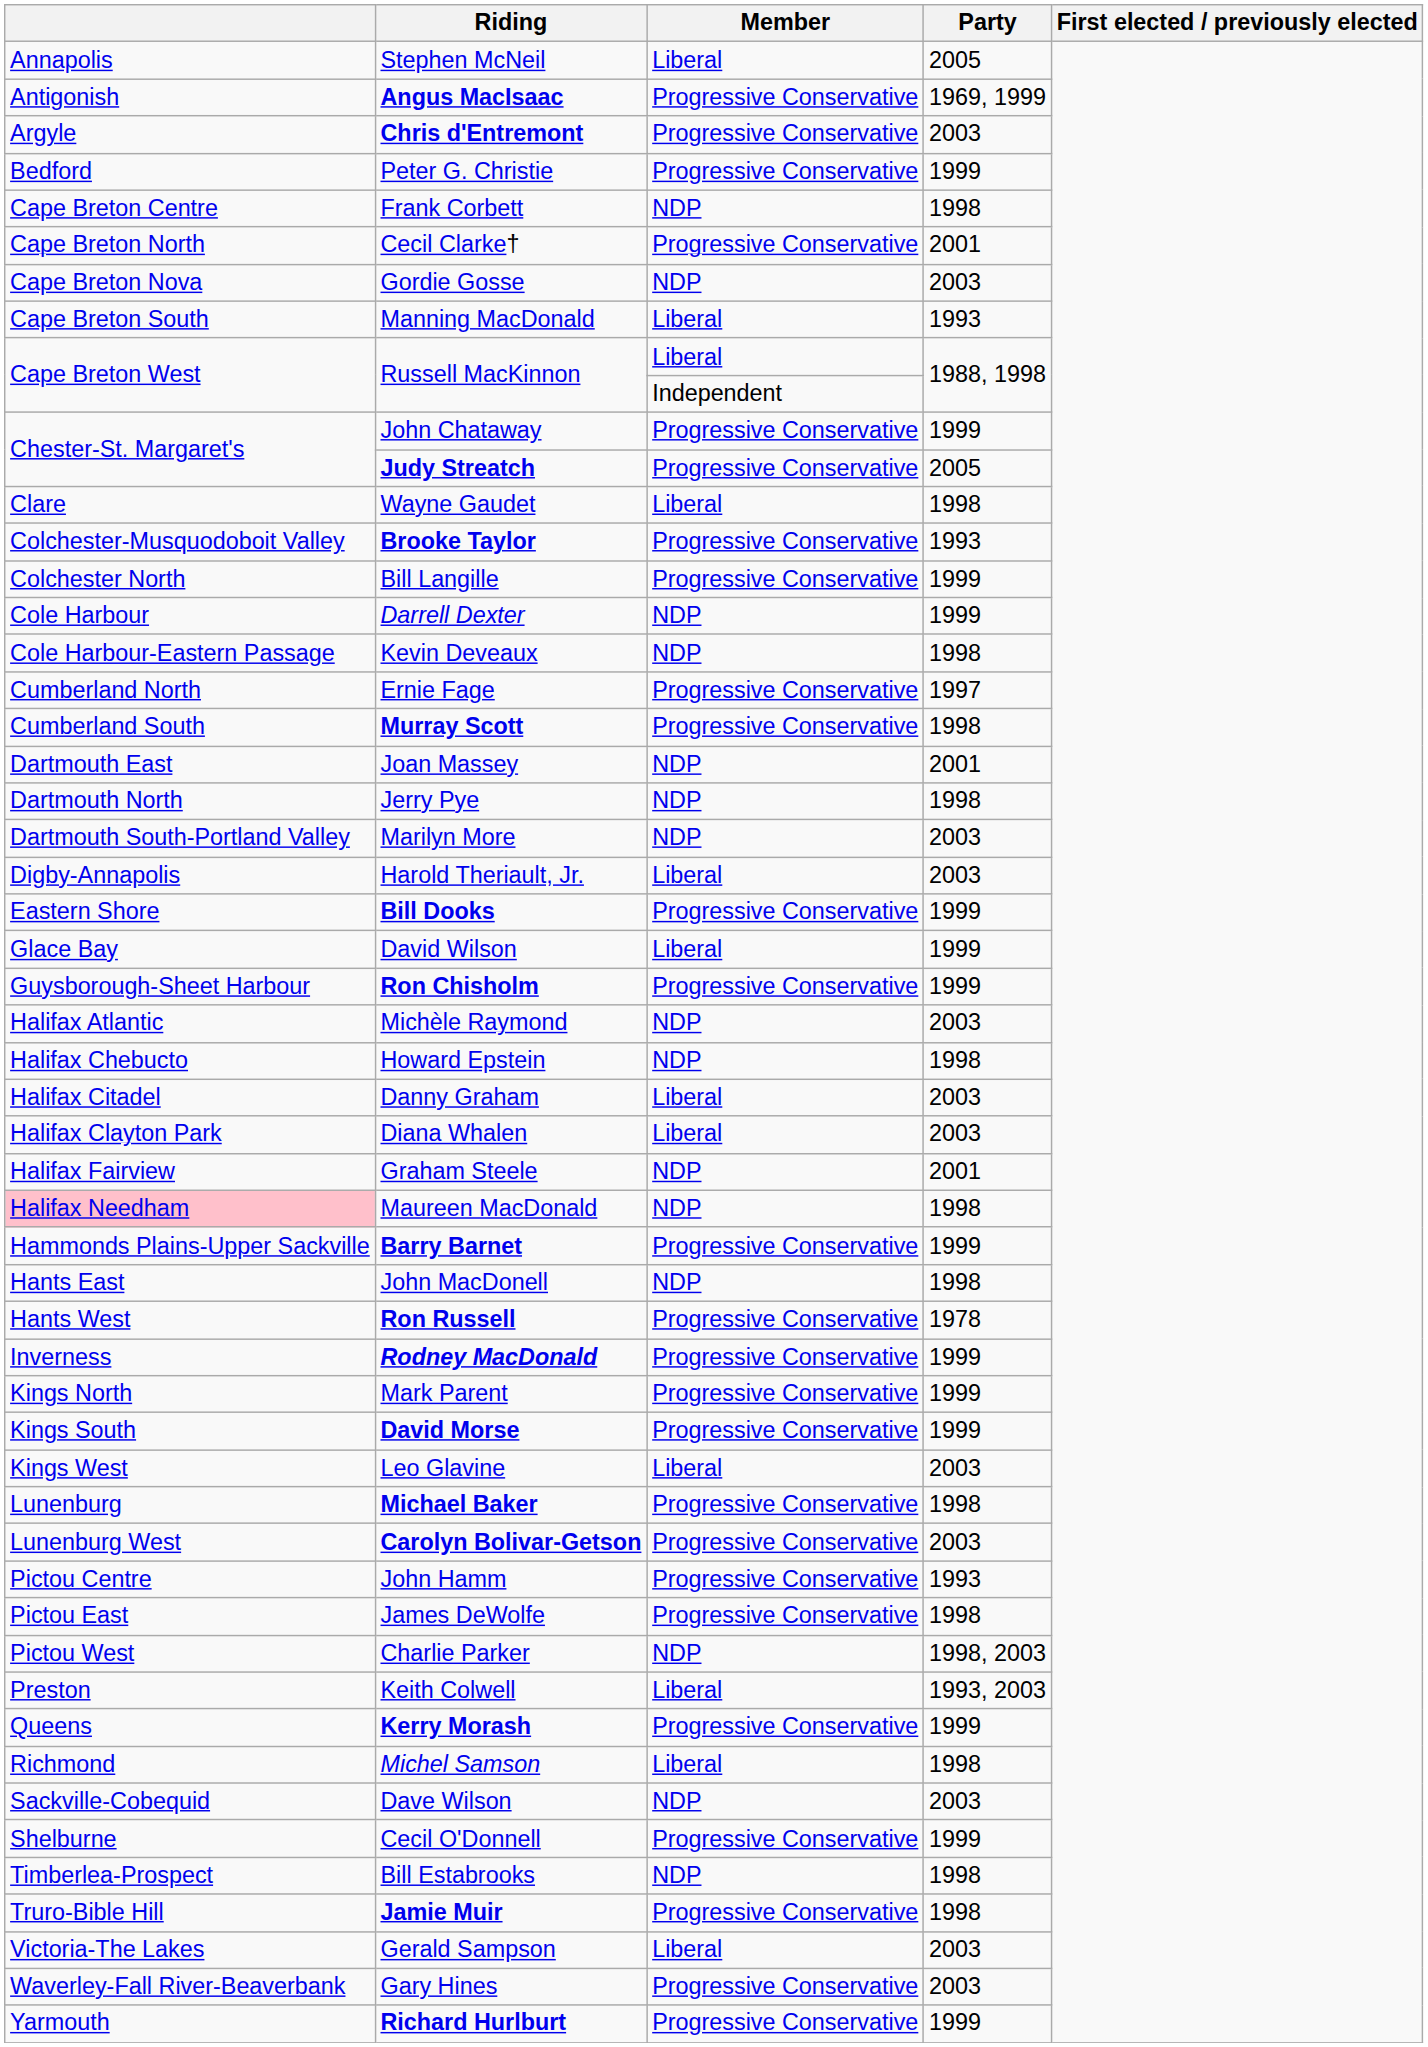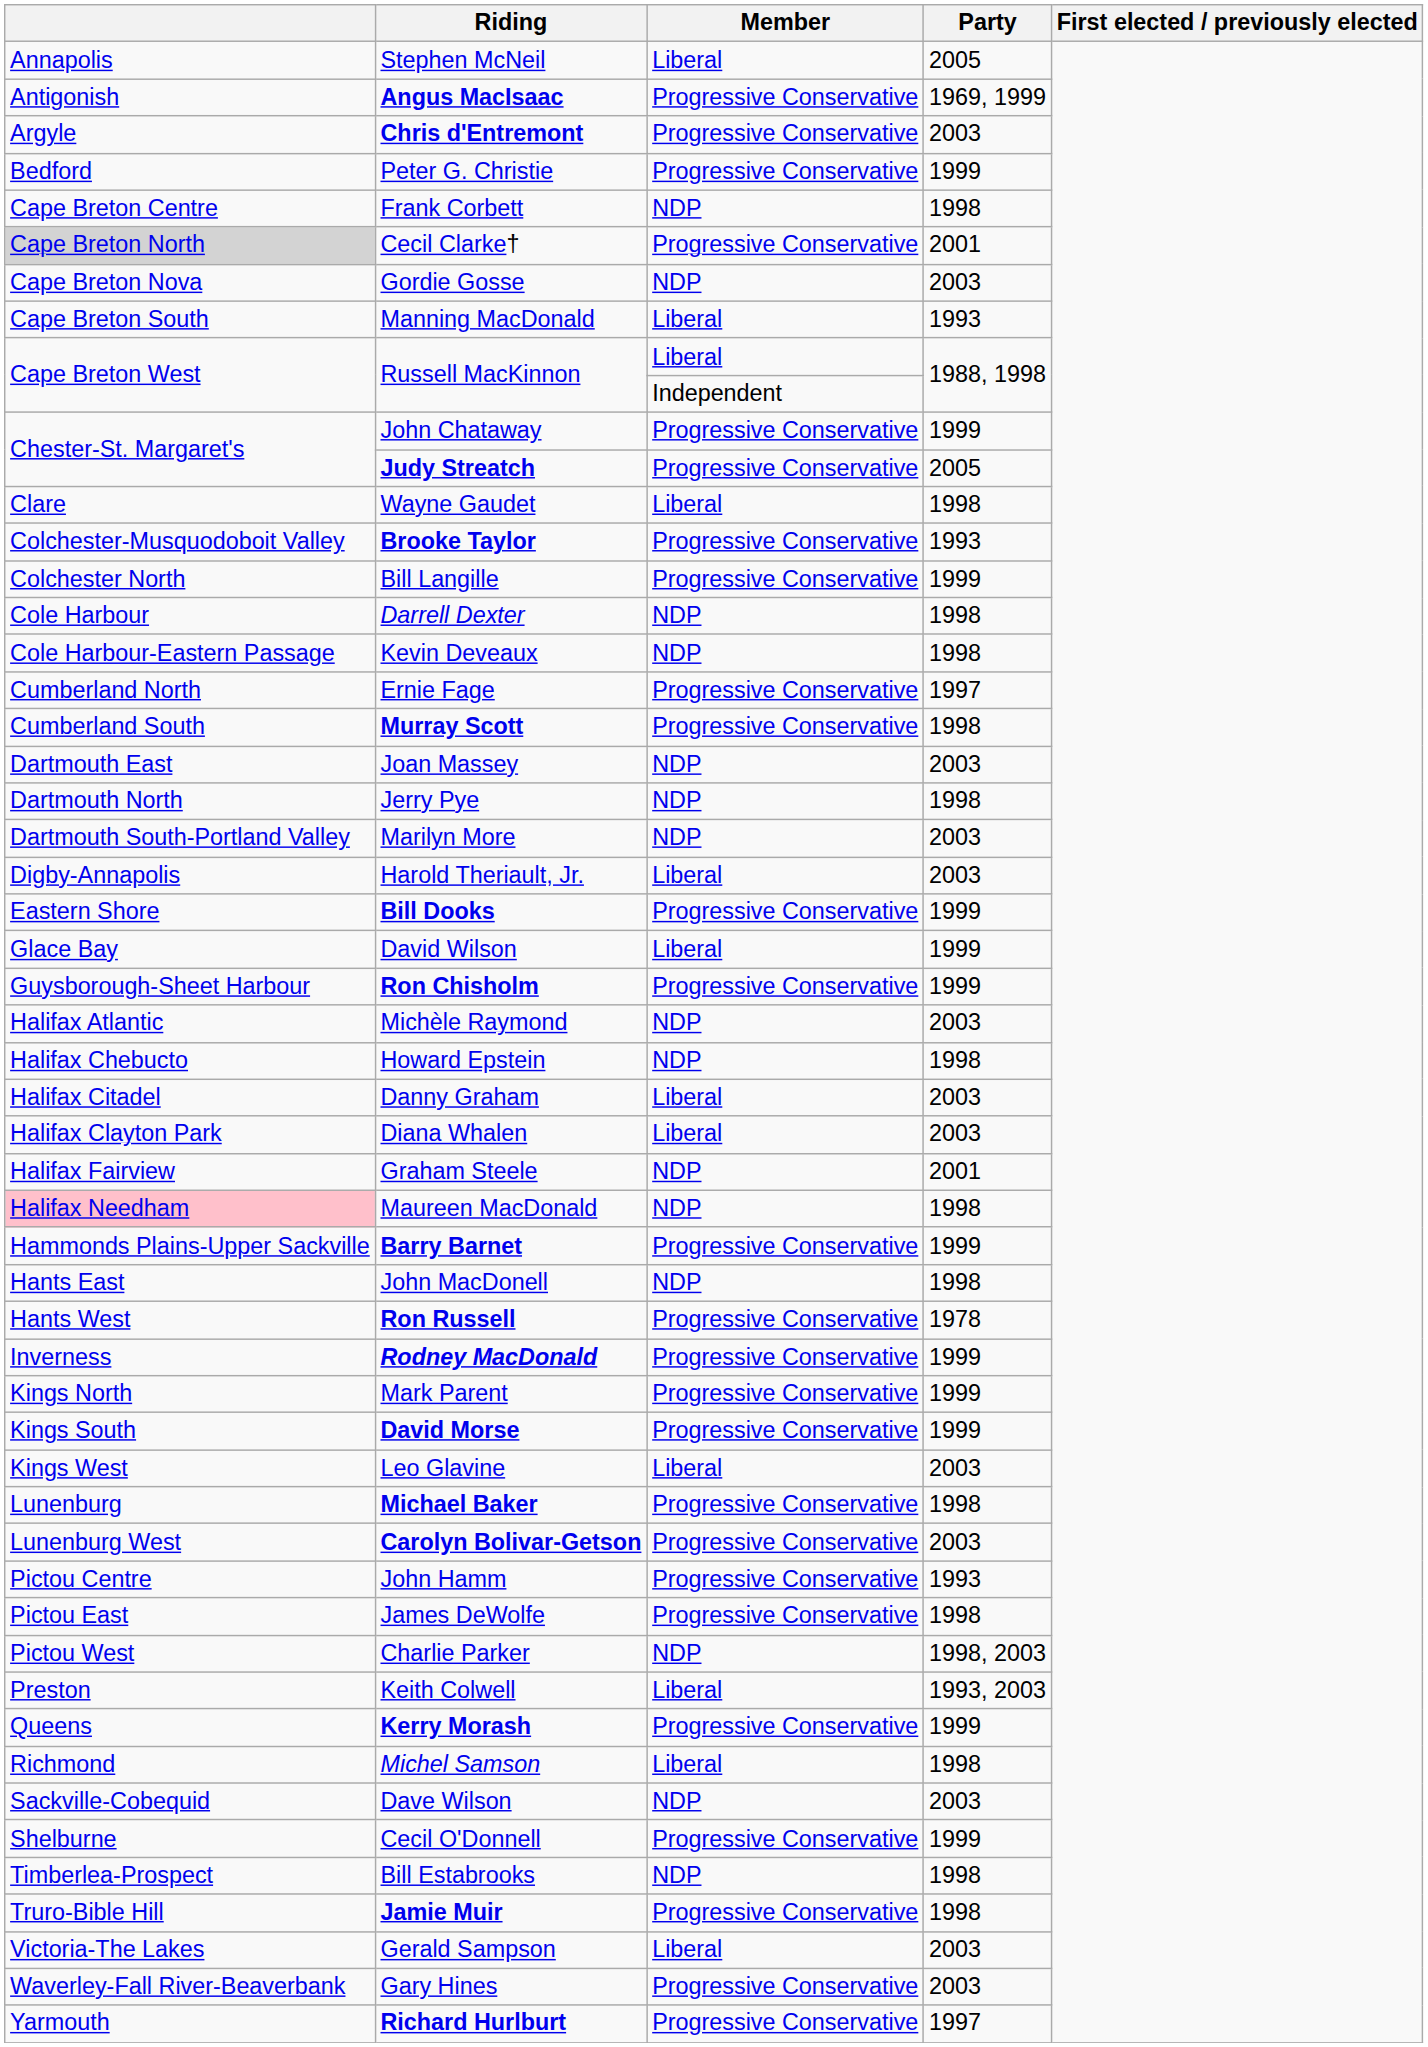(108, 245) no background -> (108, 245) lightgrey background
(955, 615) 1999 -> (955, 615) 1998
(955, 763) 2001 -> (955, 763) 2003
(955, 2023) 1999 -> (955, 2023) 1997
